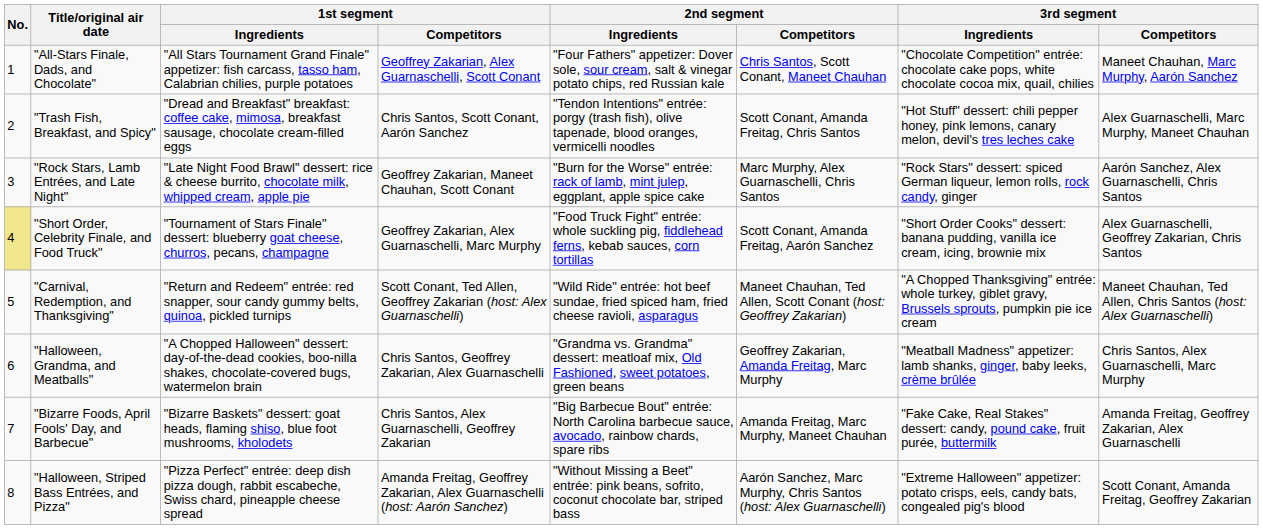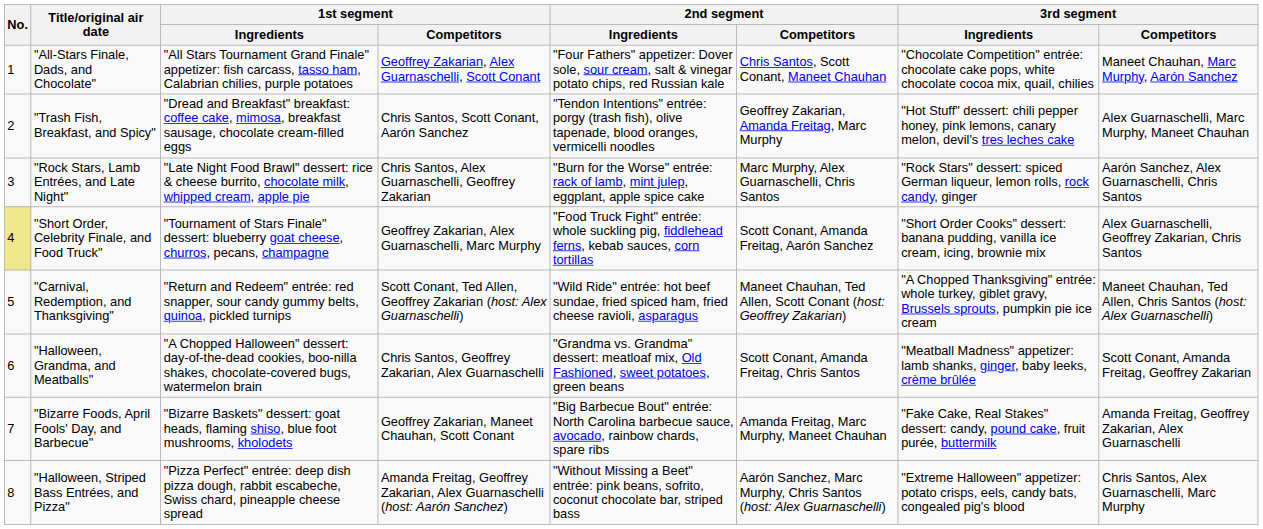(804, 125) Scott Conant, Amanda Freitag, Chris Santos -> (803, 125) Geoffrey Zakarian, Amanda Freitag, Marc Murphy
(457, 182) Geoffrey Zakarian, Maneet Chauhan, Scott Conant -> (448, 182) Chris Santos, Alex Guarnaschelli, Geoffrey Zakarian
(803, 365) Geoffrey Zakarian, Amanda Freitag, Marc Murphy -> (804, 365) Scott Conant, Amanda Freitag, Chris Santos
(1159, 365) Chris Santos, Alex Guarnaschelli, Marc Murphy -> (1177, 365) Scott Conant, Amanda Freitag, Geoffrey Zakarian
(448, 429) Chris Santos, Alex Guarnaschelli, Geoffrey Zakarian -> (457, 429) Geoffrey Zakarian, Maneet Chauhan, Scott Conant
(1177, 492) Scott Conant, Amanda Freitag, Geoffrey Zakarian -> (1159, 492) Chris Santos, Alex Guarnaschelli, Marc Murphy
